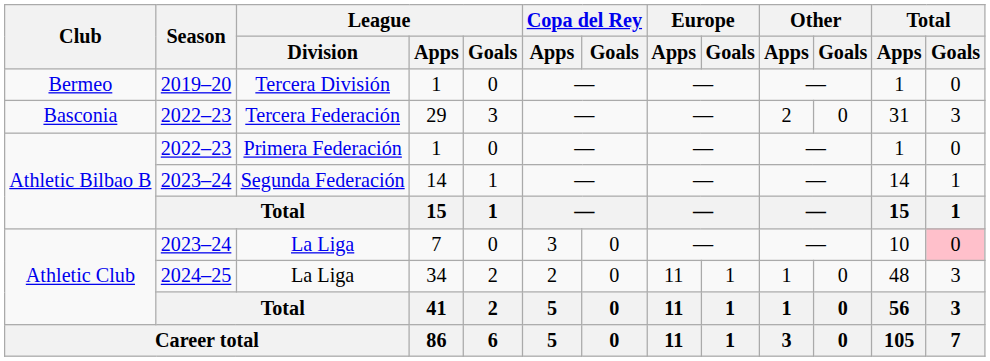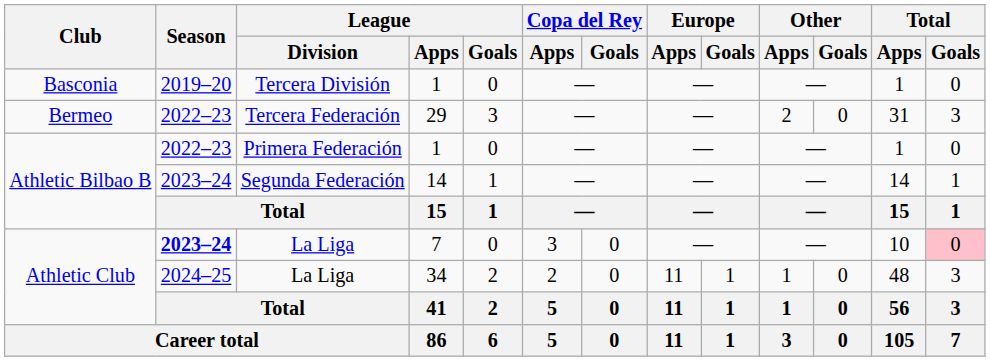(80, 84) Bermeo -> (80, 84) Basconia
(80, 116) Basconia -> (80, 116) Bermeo
(196, 244) normal -> (196, 244) bold
